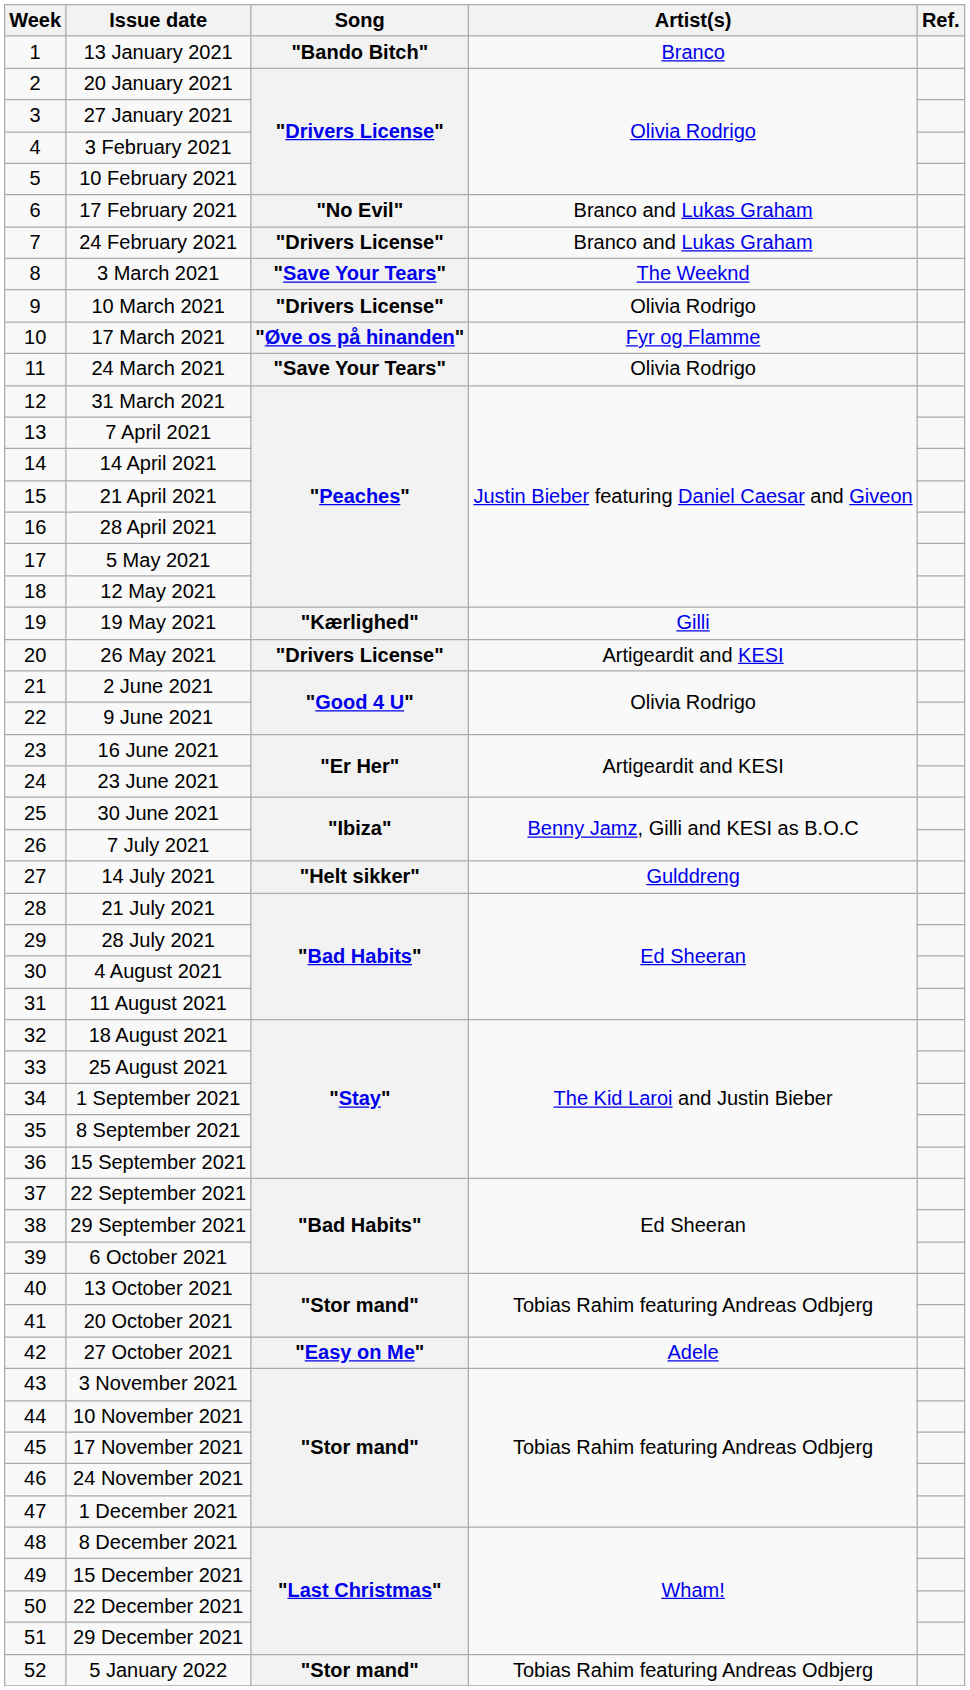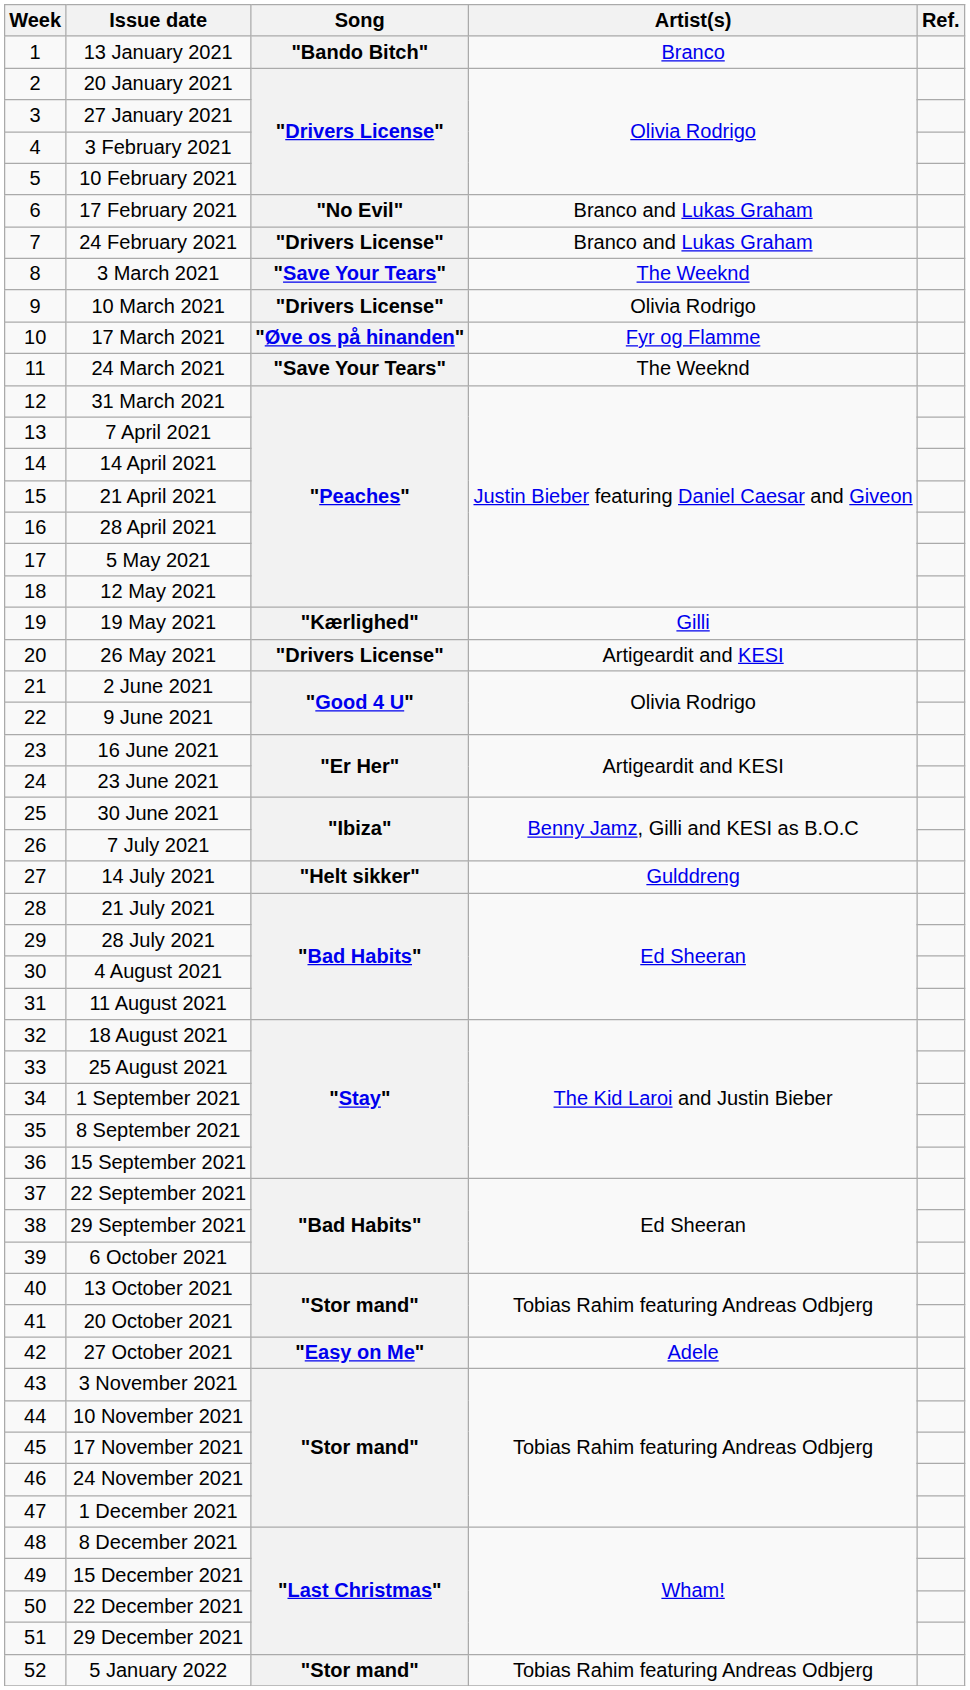(693, 369) Olivia Rodrigo -> (693, 369) The Weeknd
